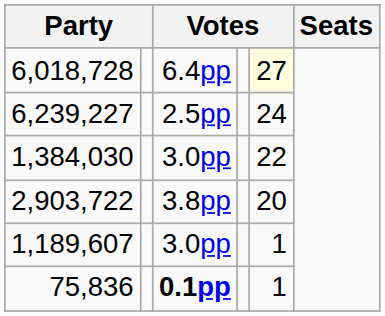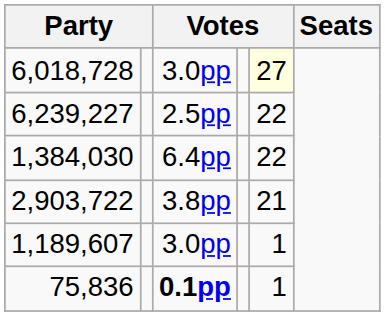(196, 69) 6.4pp -> (196, 69) 3.0pp
(272, 113) 24 -> (272, 113) 22
(196, 157) 3.0pp -> (196, 157) 6.4pp
(272, 200) 20 -> (272, 200) 21
